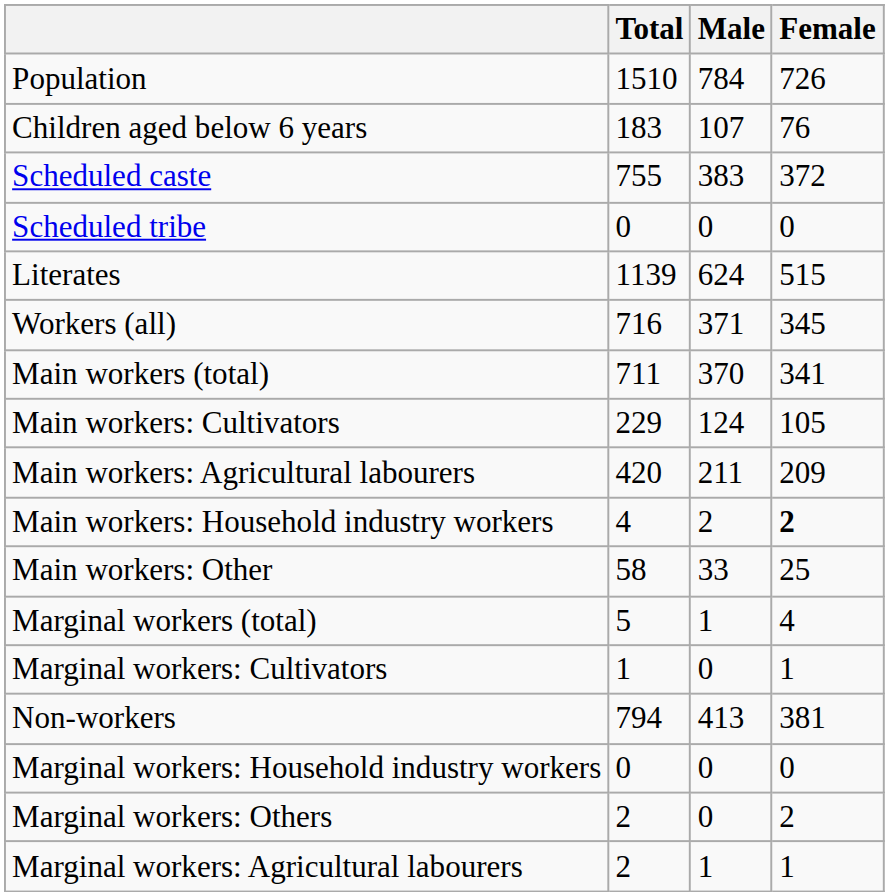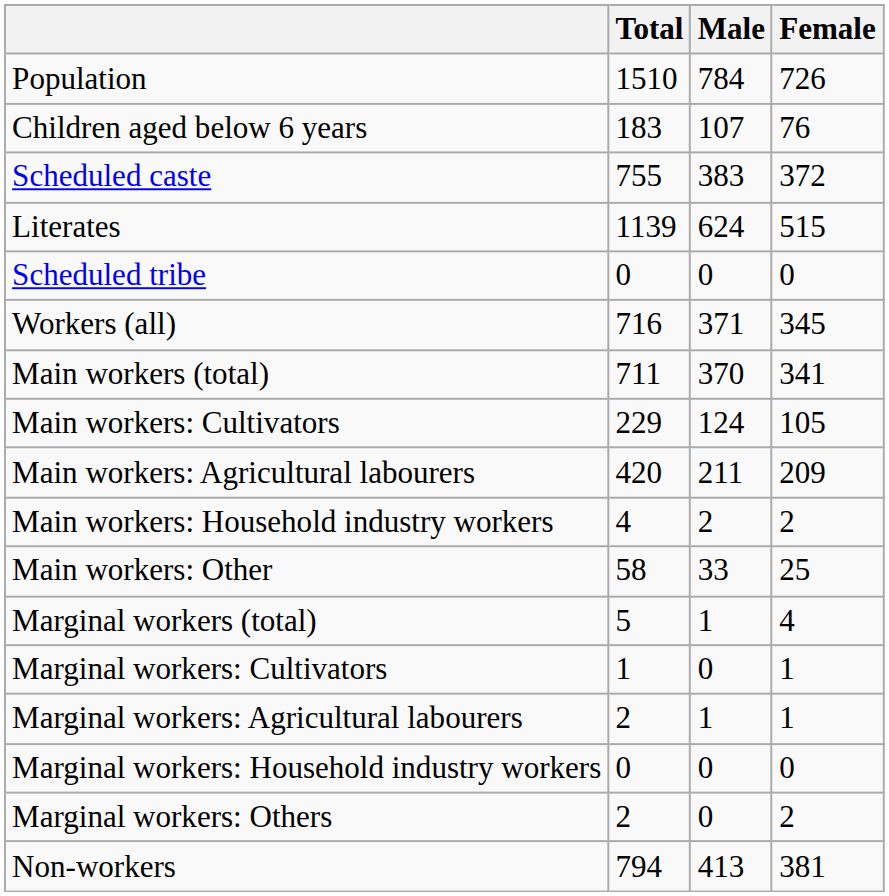rows swapped: (109, 226) <-> (66, 275)
(787, 521) bold -> (787, 521) normal
rows swapped: (267, 865) <-> (94, 718)
